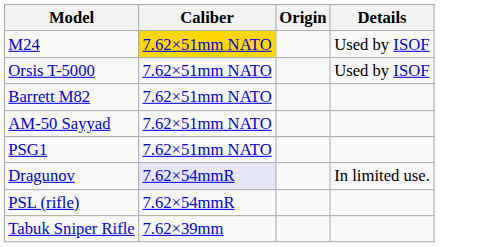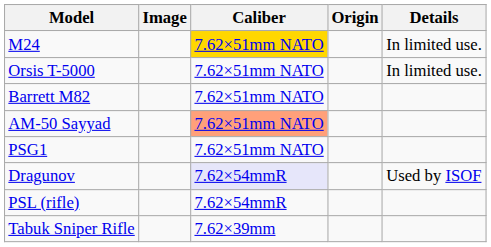+ column: (165, 17)
(382, 44) Used by ISOF -> (434, 44) In limited use.
(382, 70) Used by ISOF -> (434, 70) In limited use.
(207, 123) no background -> (259, 123) lightsalmon background
(382, 176) In limited use. -> (434, 176) Used by ISOF
